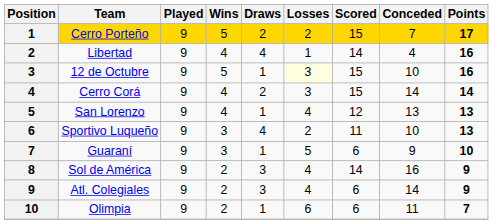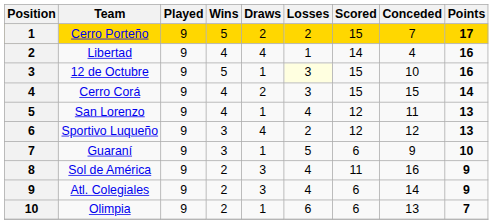(412, 92) 14 -> (412, 92) 15
(412, 111) 13 -> (412, 111) 11
(356, 131) 11 -> (356, 131) 12
(412, 131) 10 -> (412, 131) 12
(356, 170) 14 -> (356, 170) 11
(412, 209) 11 -> (412, 209) 13
